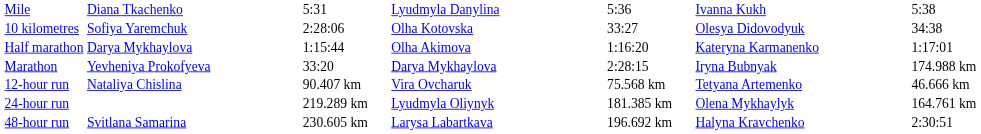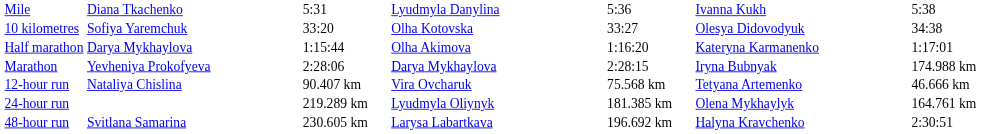(324, 28) 2:28:06 -> (318, 28) 33:20
(318, 66) 33:20 -> (324, 66) 2:28:06
